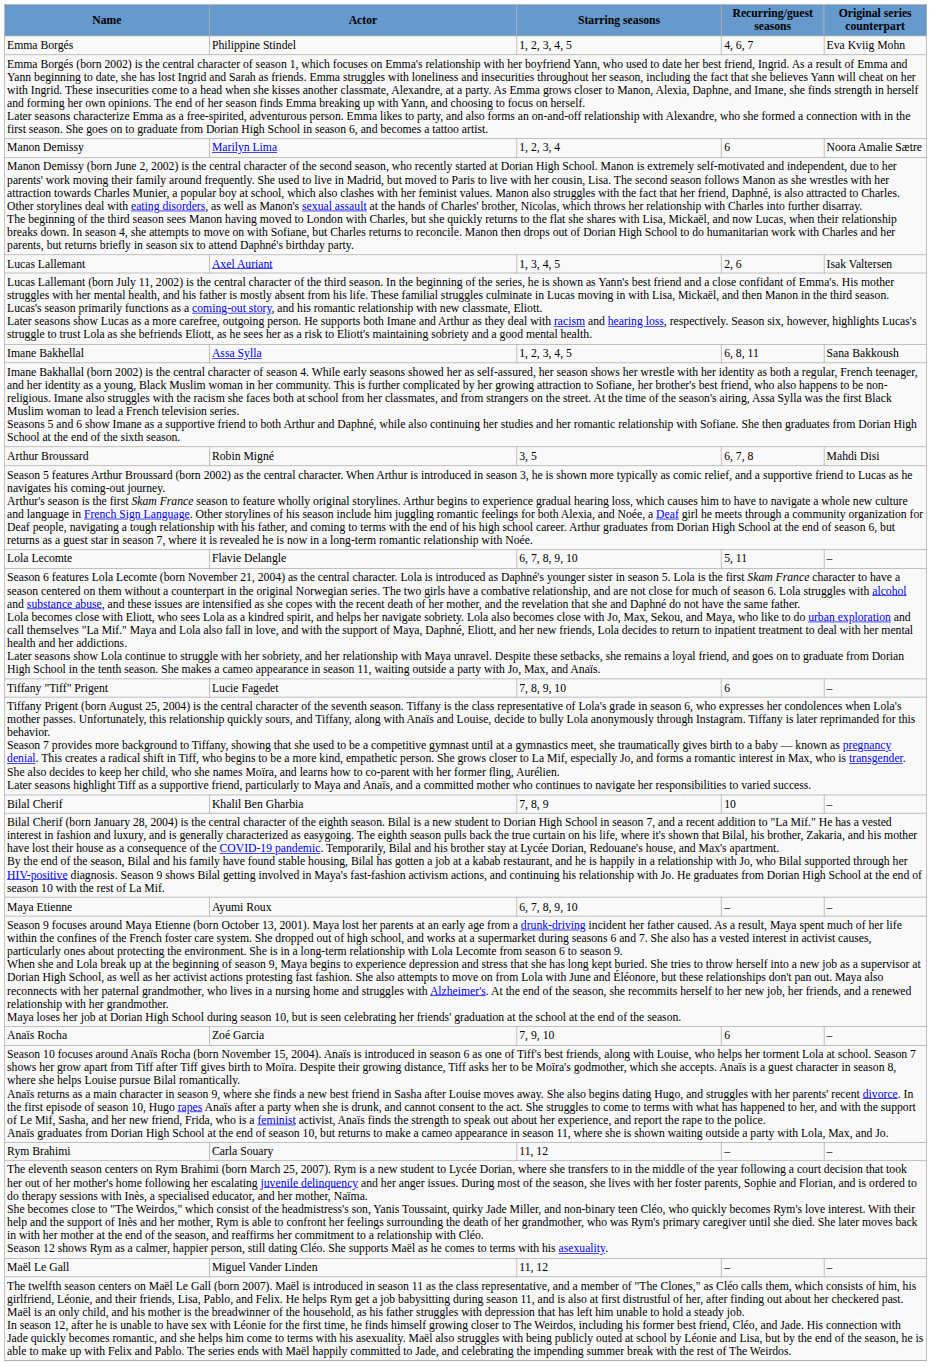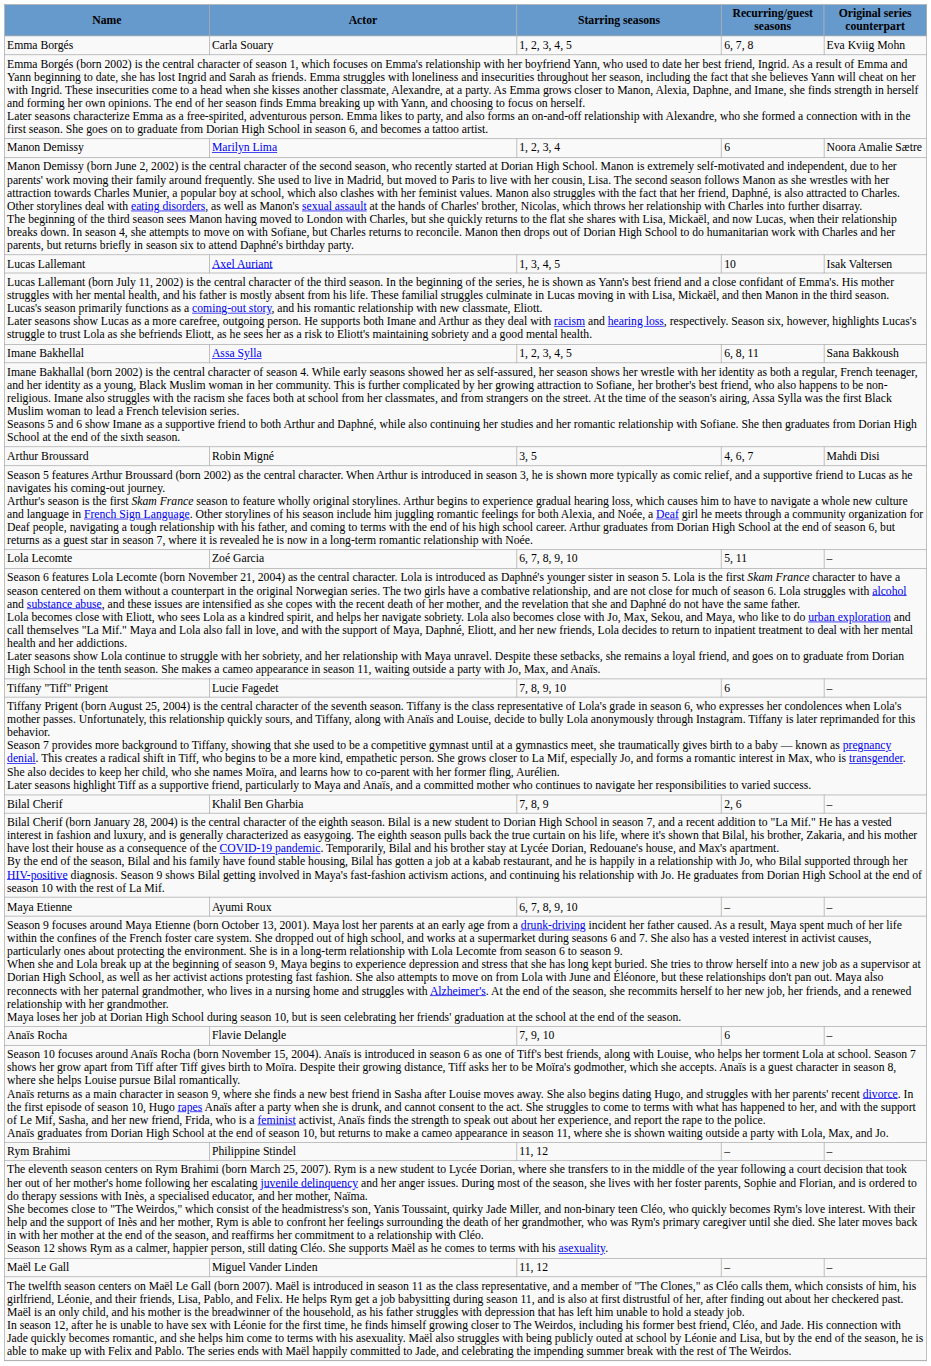(254, 45) Philippine Stindel -> (243, 45) Carla Souary
(739, 45) 4, 6, 7 -> (739, 45) 6, 7, 8
(733, 264) 2, 6 -> (730, 264) 10
(739, 456) 6, 7, 8 -> (739, 456) 4, 6, 7
(249, 559) Flavie Delangle -> (238, 559) Zoé Garcia
(730, 804) 10 -> (733, 804) 2, 6
(238, 1035) Zoé Garcia -> (249, 1035) Flavie Delangle
(243, 1151) Carla Souary -> (254, 1151) Philippine Stindel
